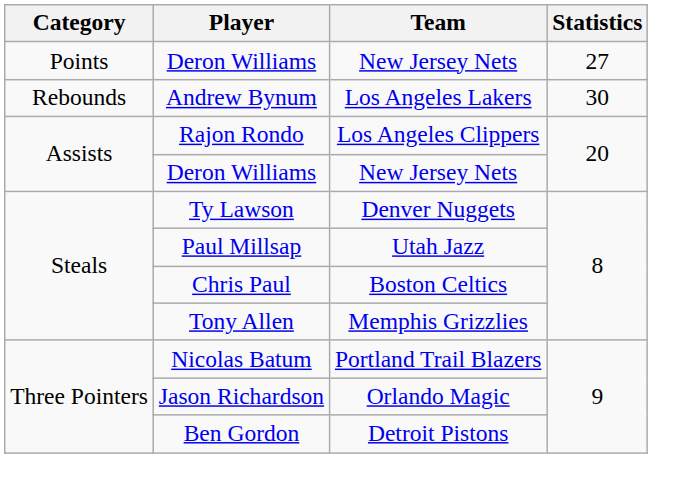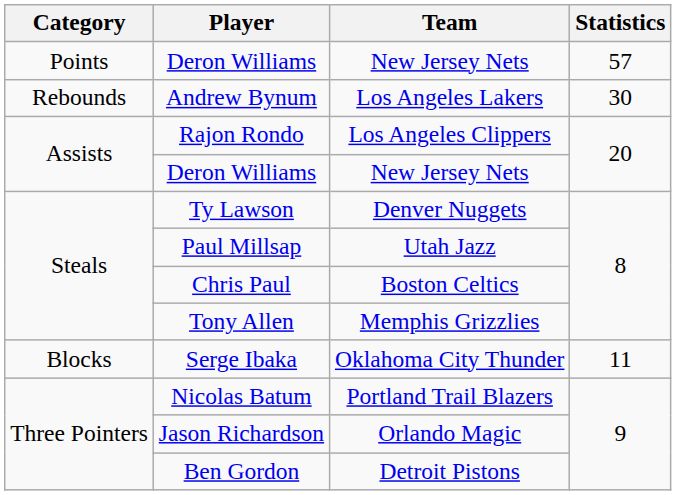(597, 60) 27 -> (620, 60) 57
+ row: (79, 358)
